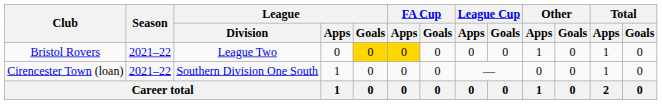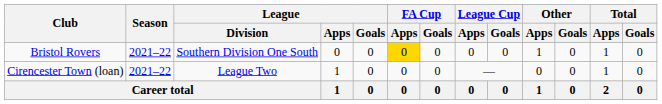(247, 52) League Two -> (247, 52) Southern Division One South
(371, 52) gold background -> (371, 52) no background
(247, 71) Southern Division One South -> (247, 71) League Two
